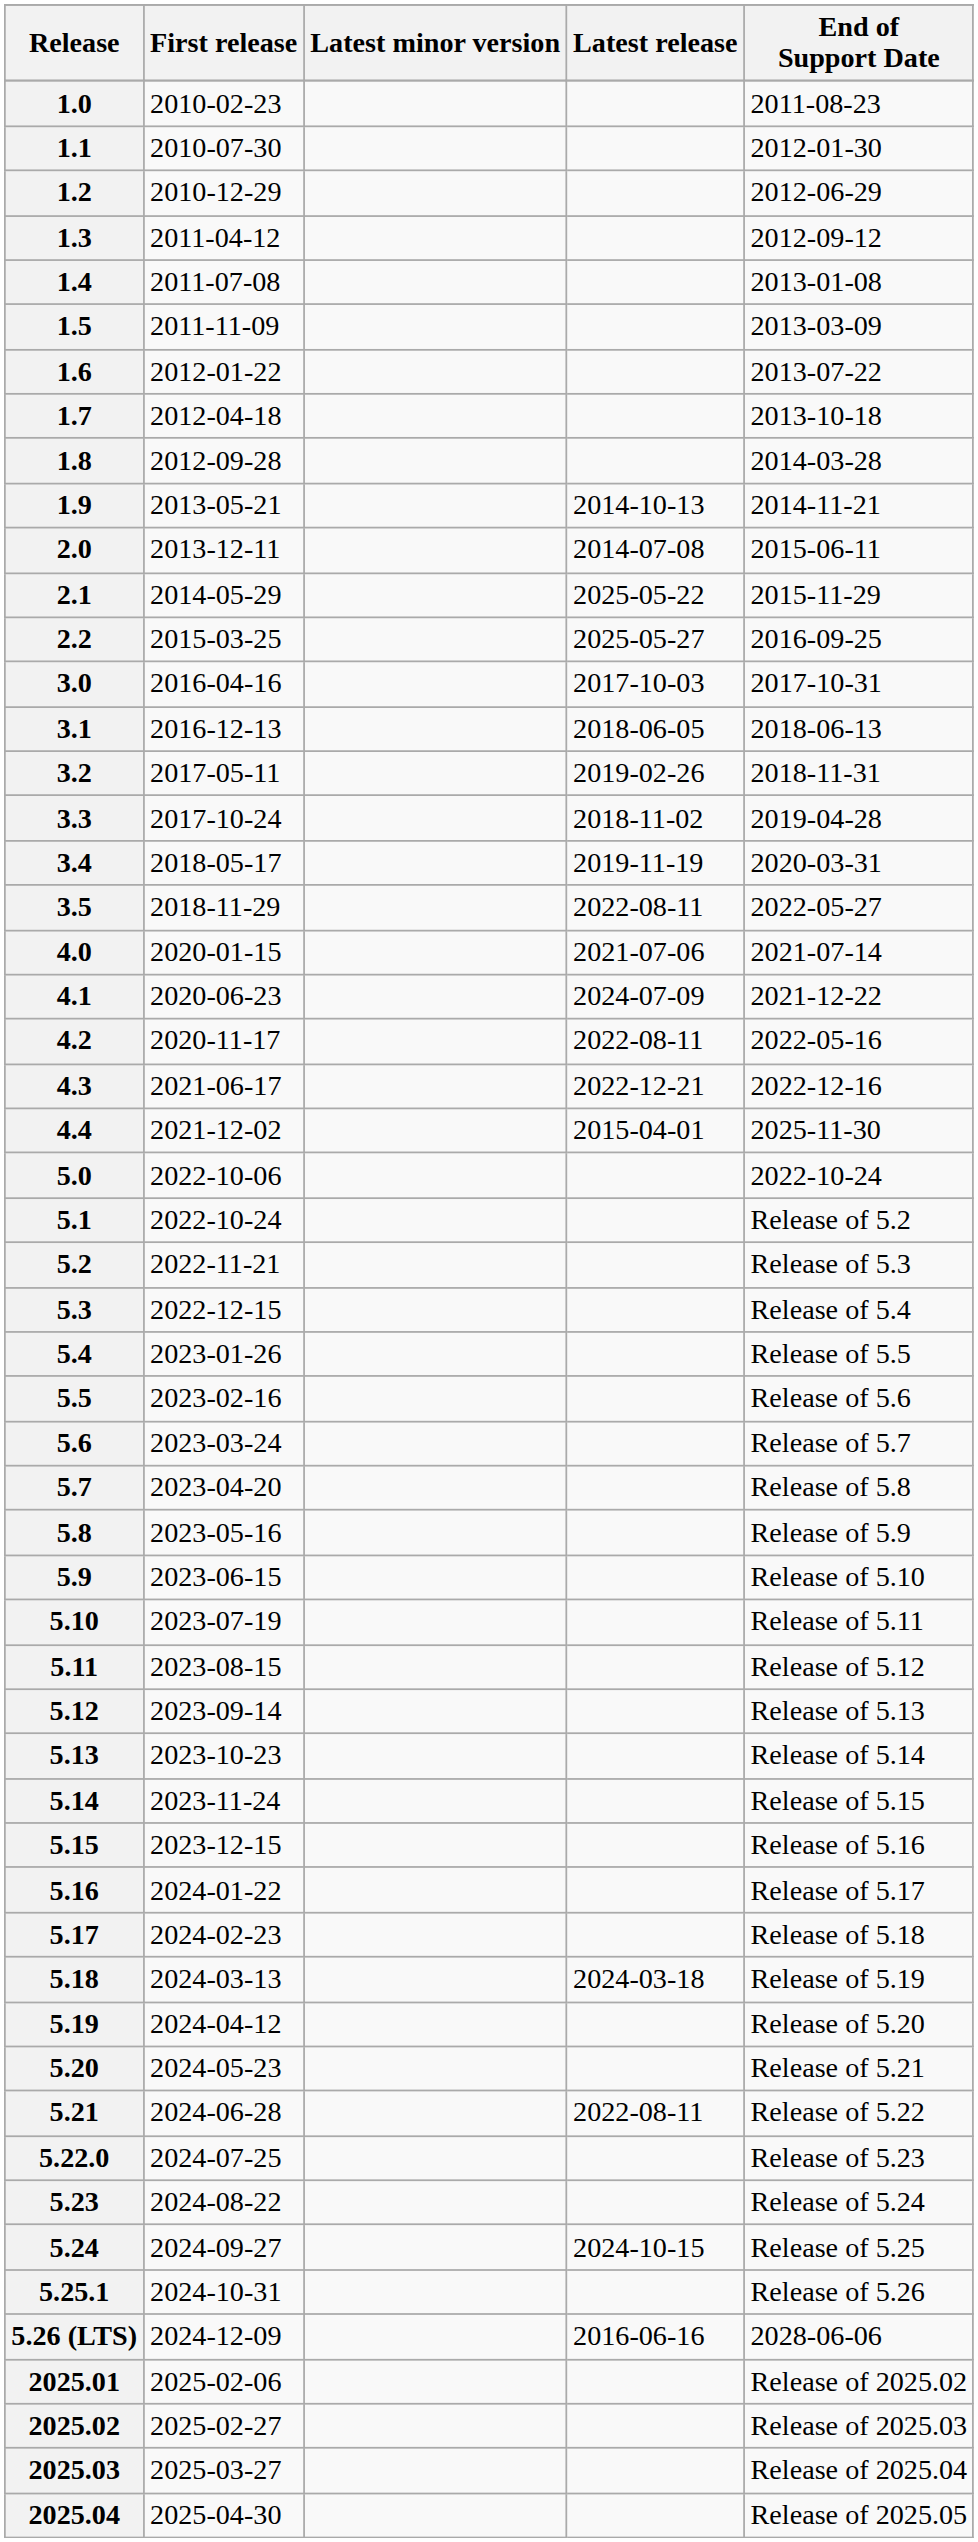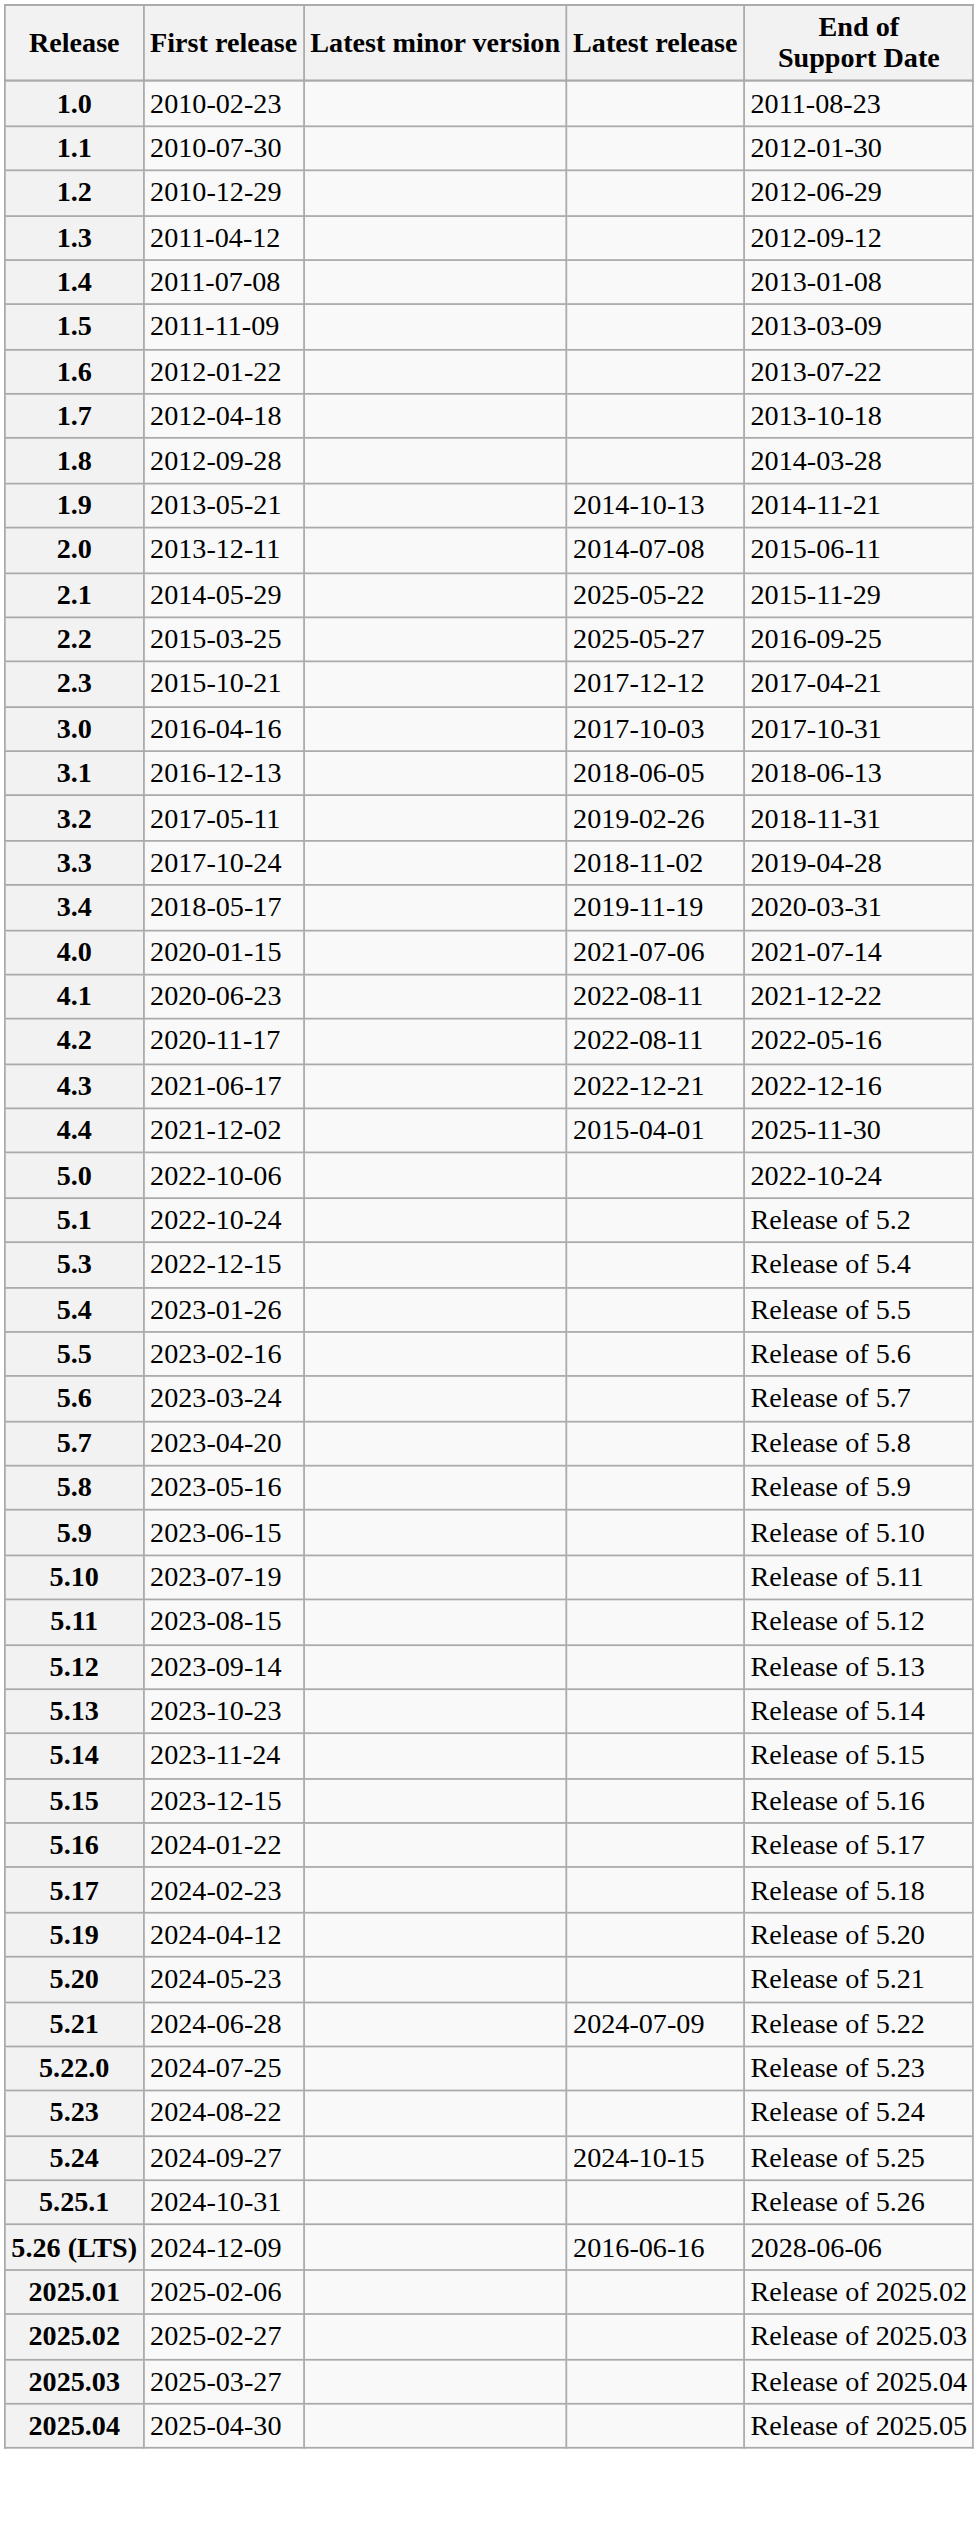+ row: (74, 683)
- row: (74, 907)
(639, 996) 2024-07-09 -> (638, 996) 2022-08-11
- row: (74, 1264)
- row: (74, 1978)
(638, 2112) 2022-08-11 -> (639, 2023) 2024-07-09
